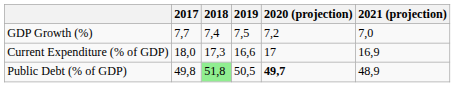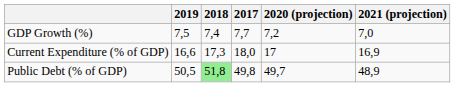columns swapped: (186, 14) <-> (246, 14)
(275, 71) bold -> (275, 71) normal
